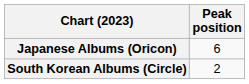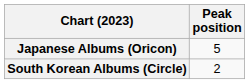(217, 48) 6 -> (217, 48) 5
